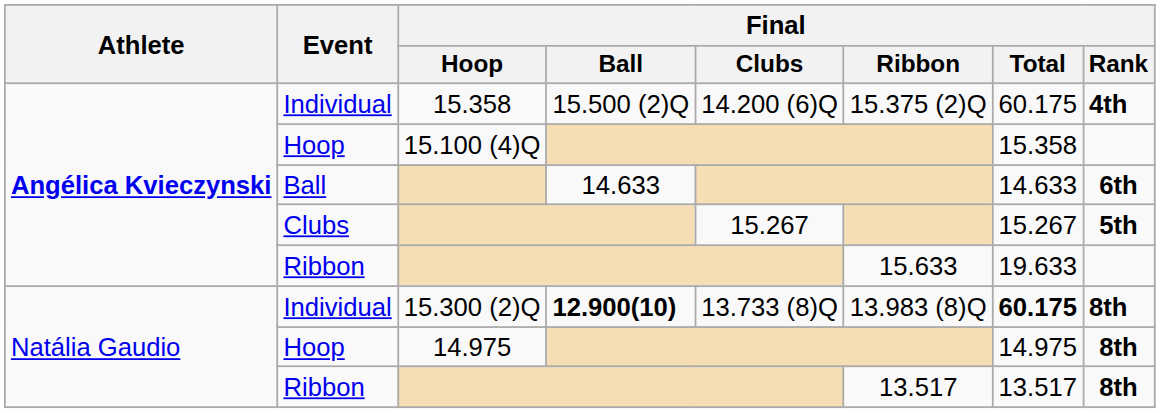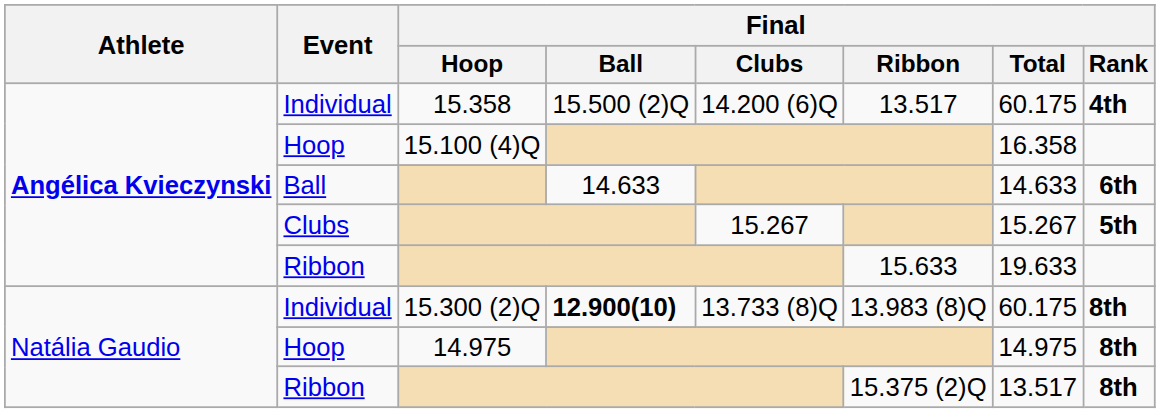(918, 104) 15.375 (2)Q -> (918, 104) 13.517
(1038, 145) 15.358 -> (1038, 145) 16.358
(1038, 307) bold -> (1038, 307) normal
(918, 388) 13.517 -> (918, 388) 15.375 (2)Q
